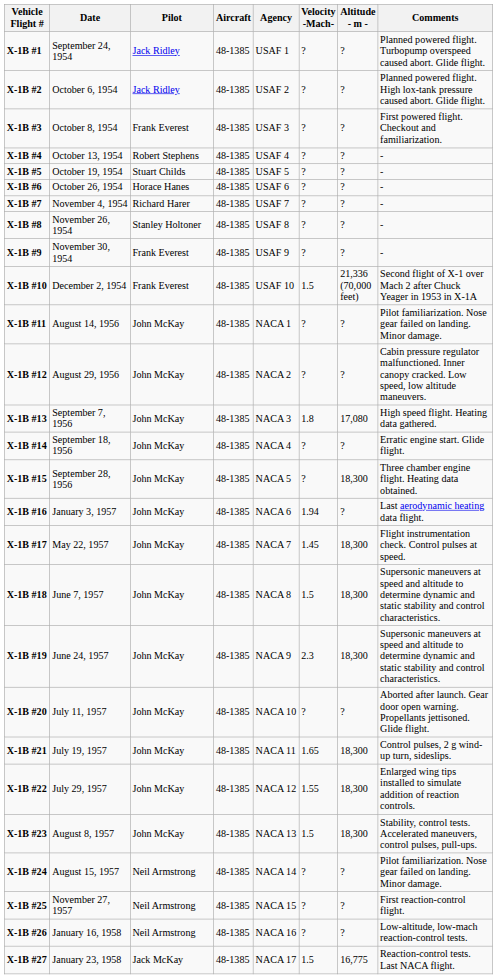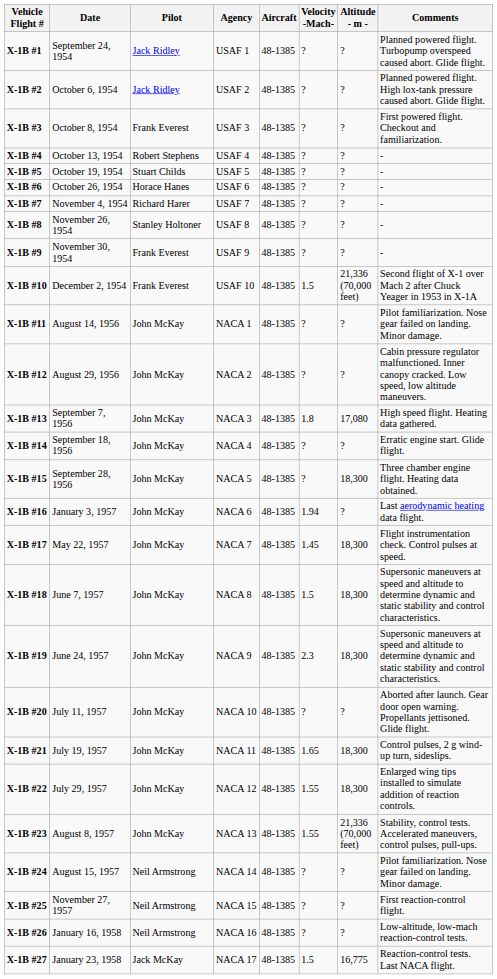columns swapped: (233, 18) <-> (276, 18)
(307, 833) 1.5 -> (310, 833) 1.55
(354, 833) 18,300 -> (356, 833) 21,336 (70,000 feet)
